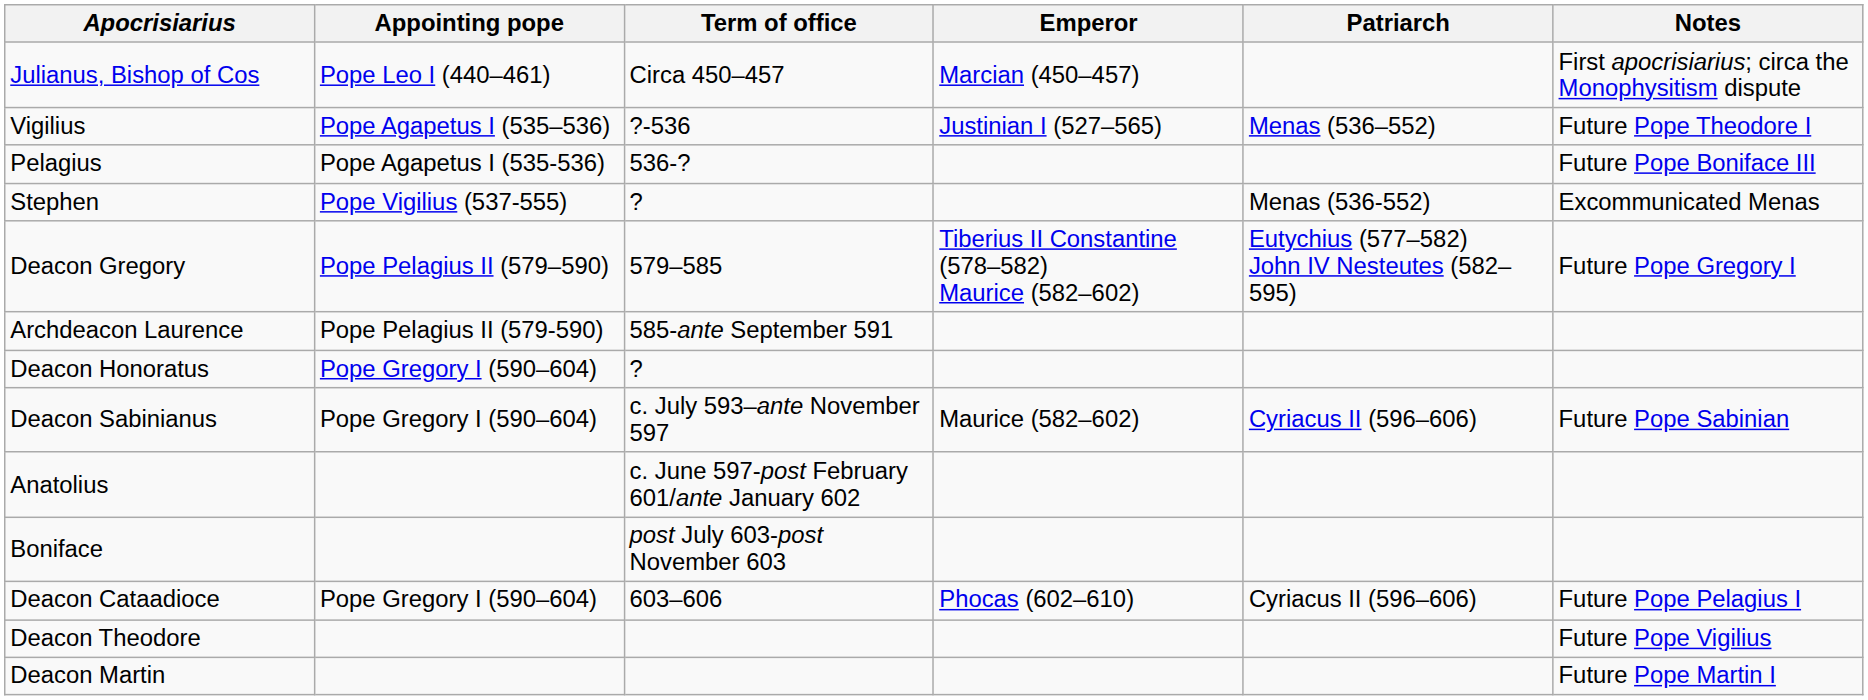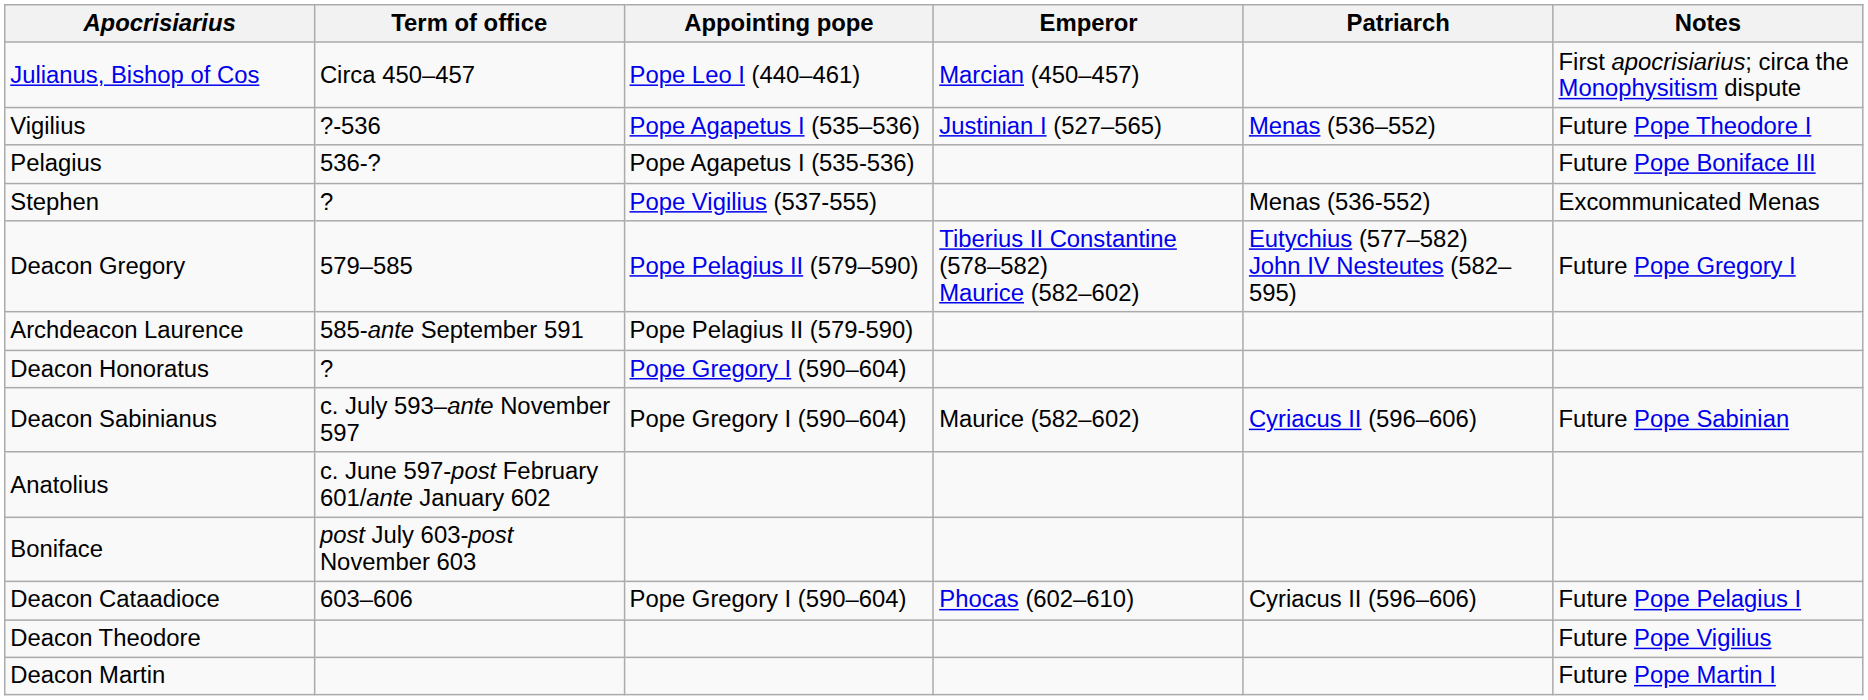columns swapped: (779, 23) <-> (469, 23)
